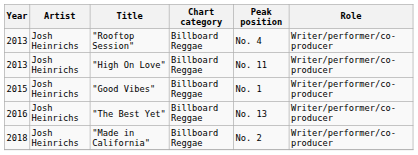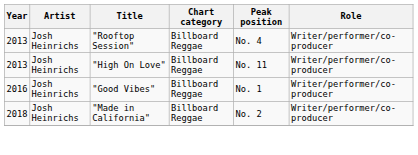(17, 89) 2015 -> (17, 89) 2016
- row: (129, 113)
